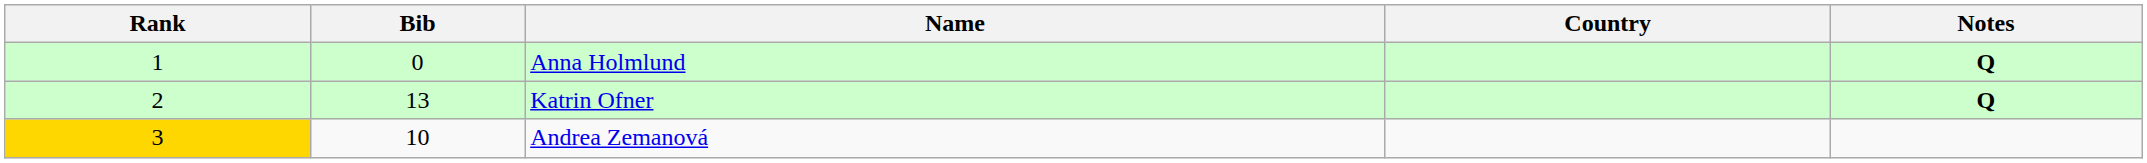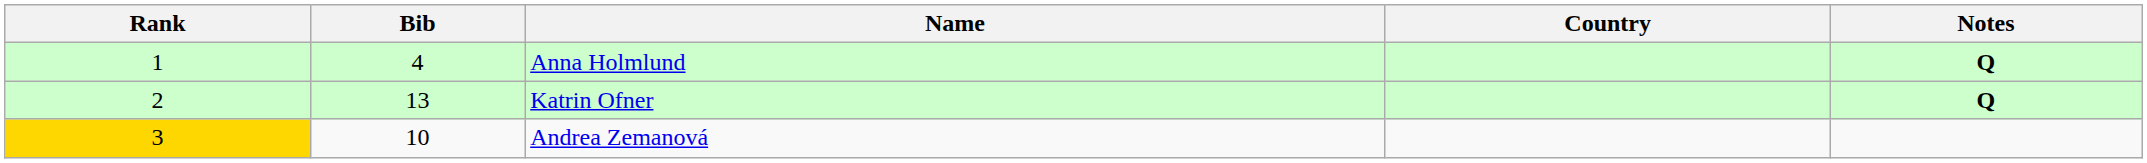(417, 61) 0 -> (417, 61) 4
